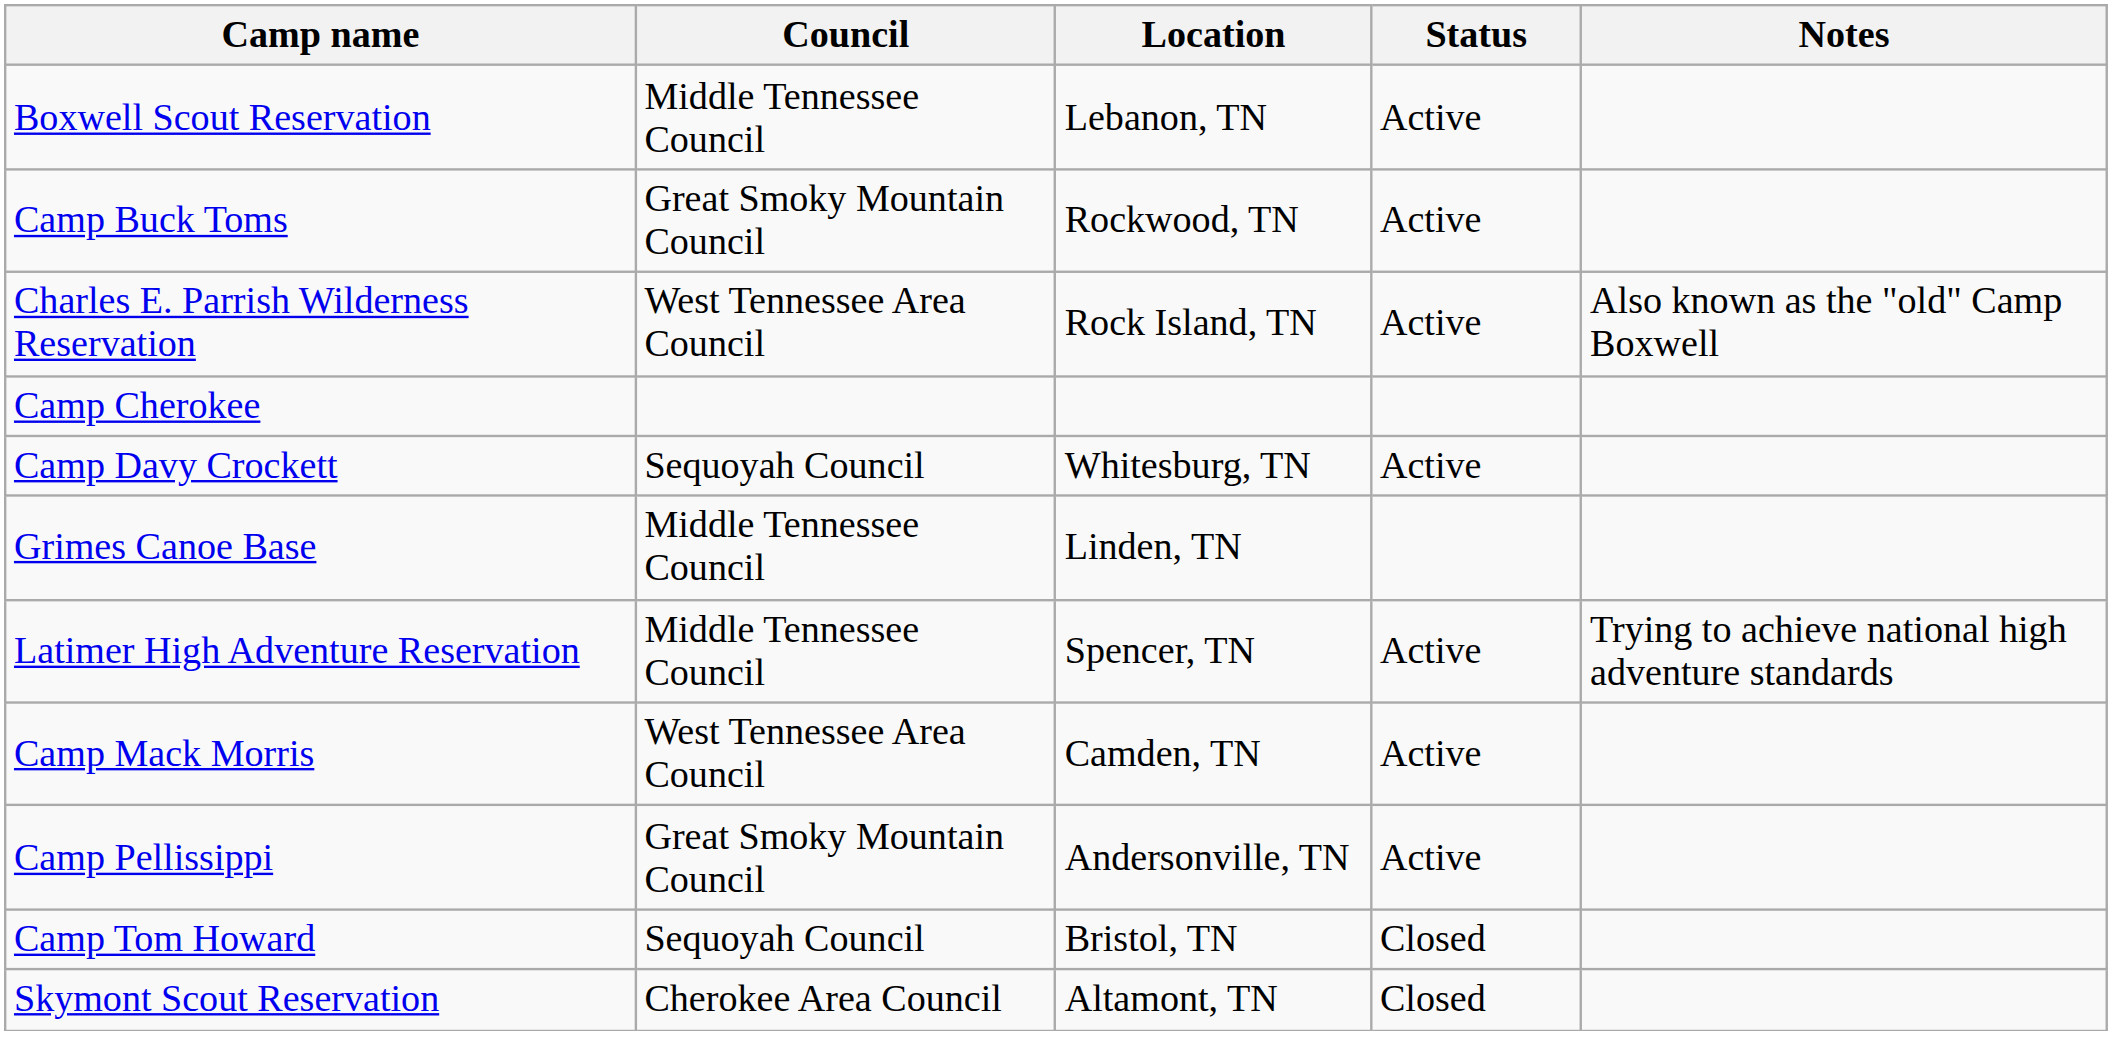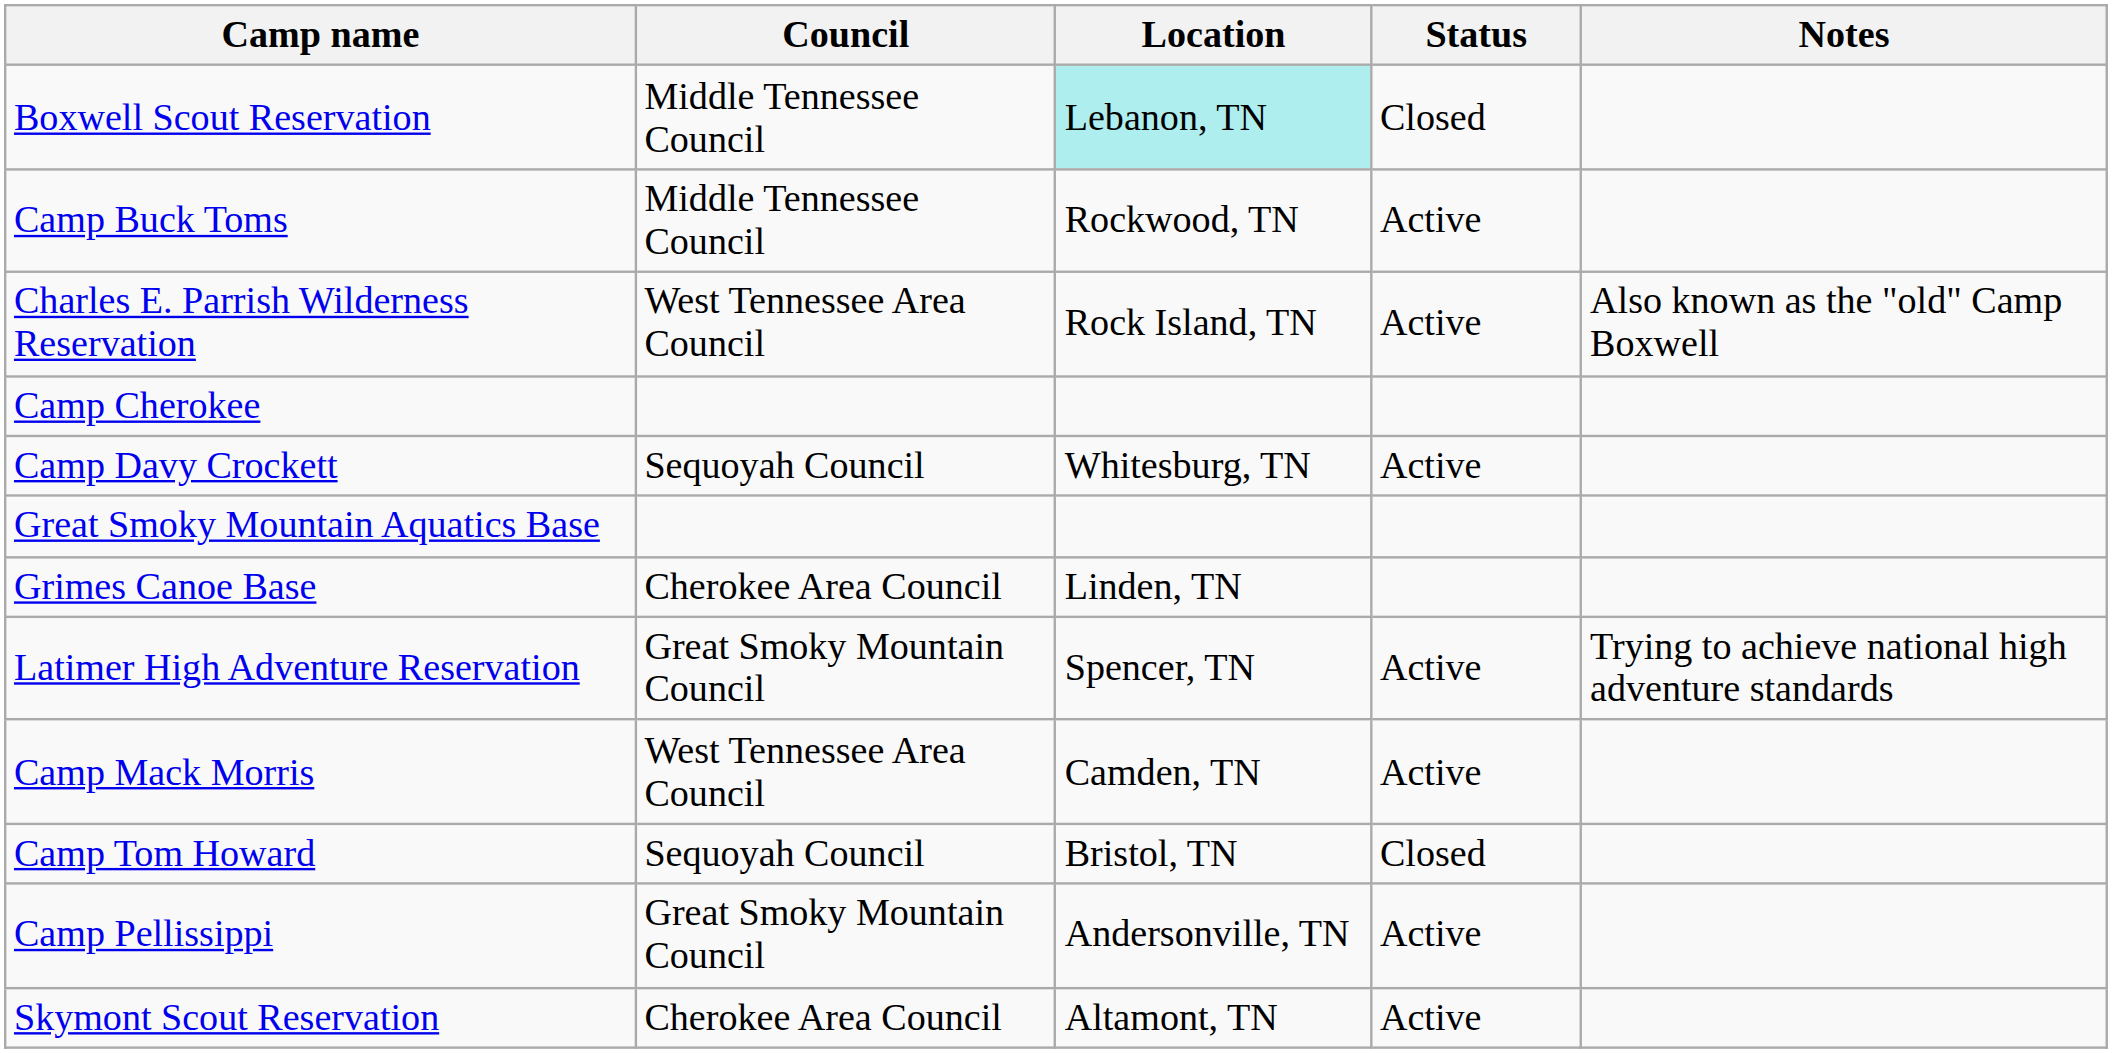(1166, 116) no background -> (1166, 116) paleturquoise background
(1431, 116) Active -> (1433, 116) Closed
(824, 219) Great Smoky Mountain Council -> (782, 219) Middle Tennessee Council
+ row: (307, 525)
(782, 546) Middle Tennessee Council -> (823, 585) Cherokee Area Council
(782, 650) Middle Tennessee Council -> (824, 667) Great Smoky Mountain Council
rows swapped: (144, 856) <-> (165, 938)
(1433, 998) Closed -> (1431, 1016) Active
